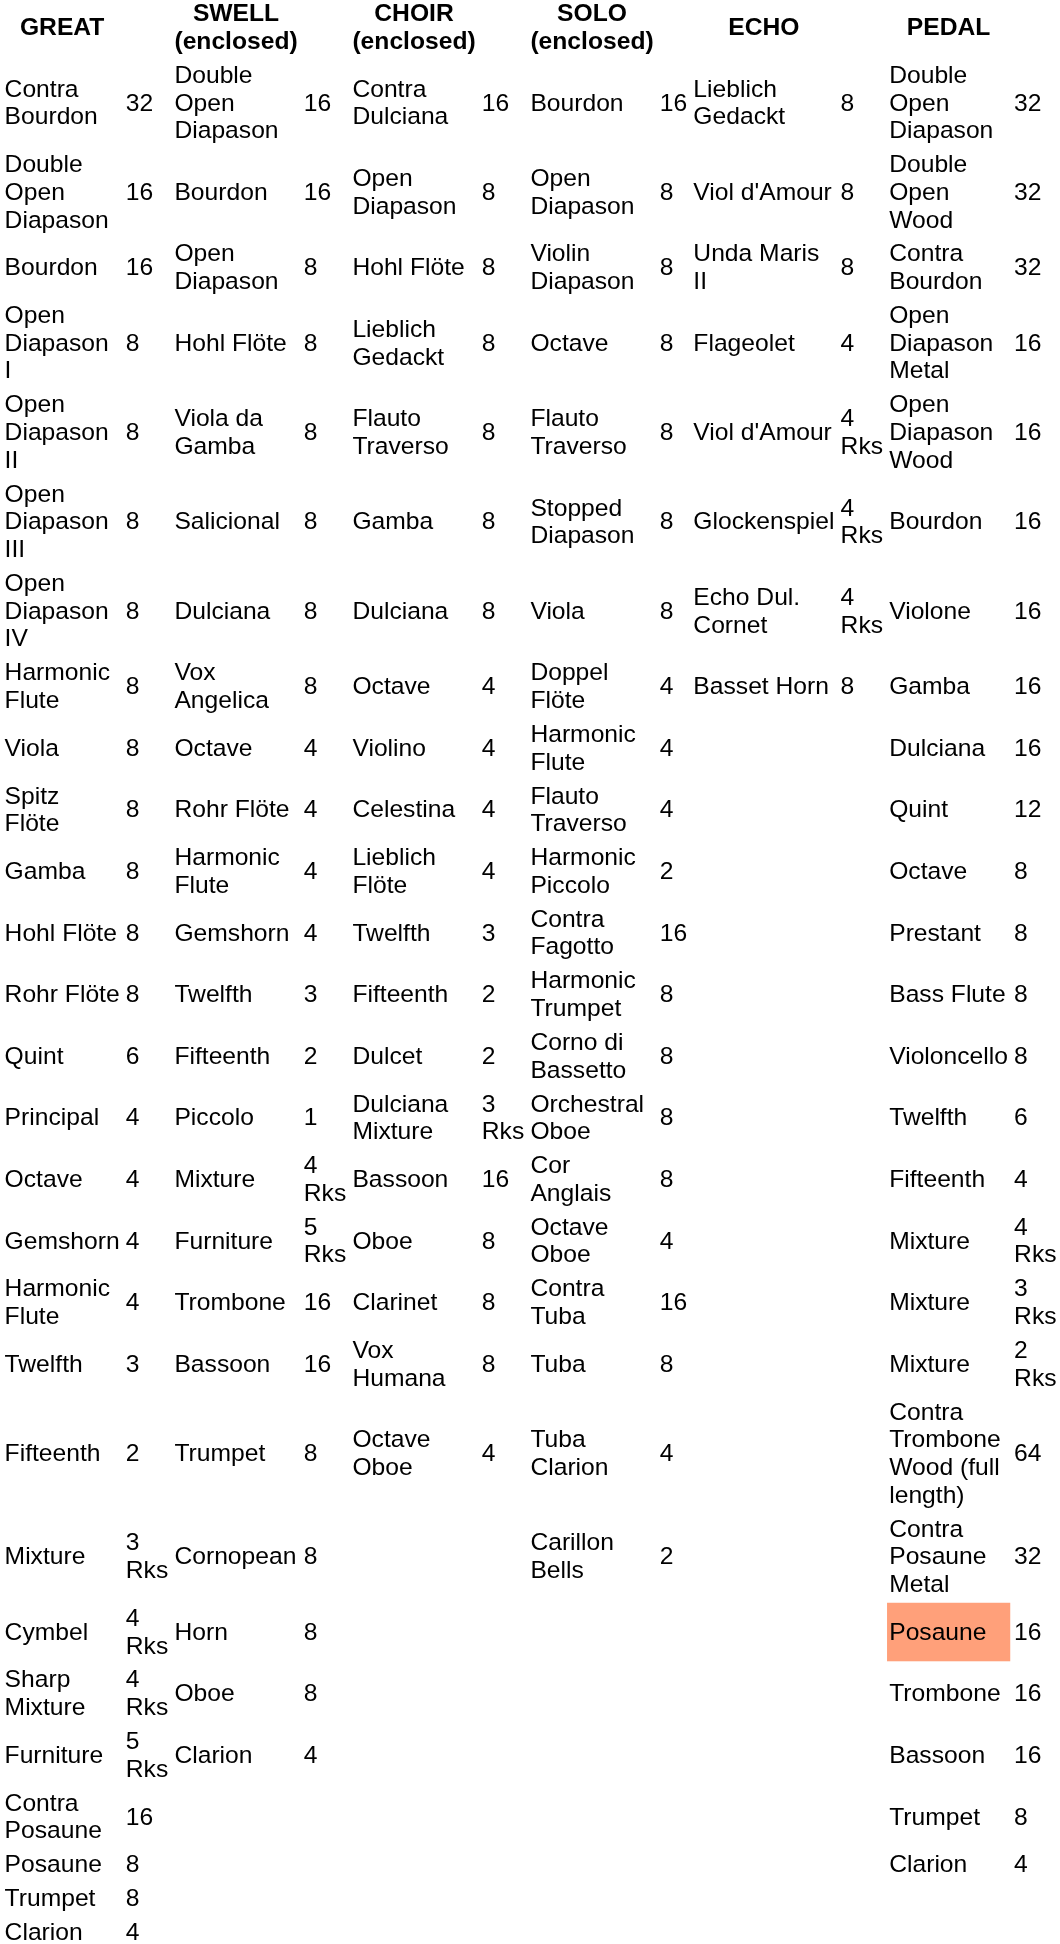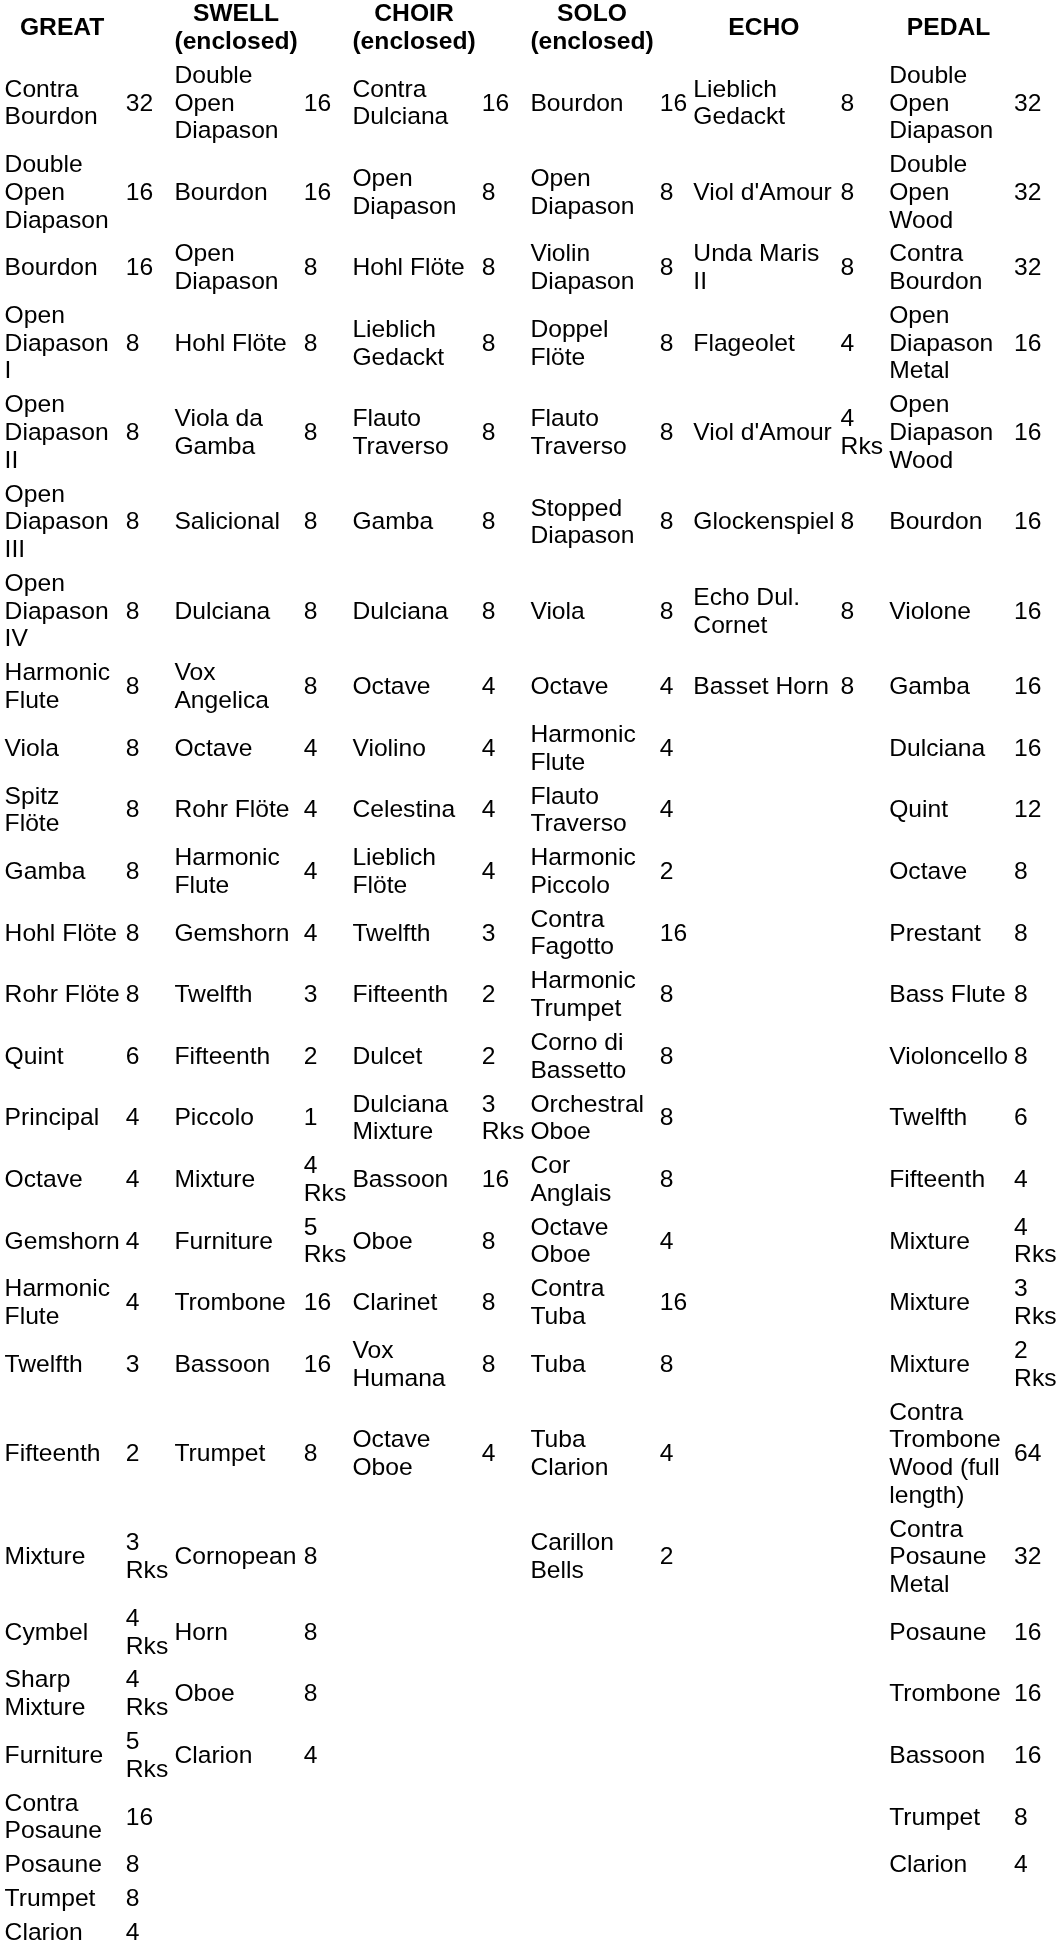(569, 342) Octave -> (569, 342) Doppel Flöte
(862, 521) 4 Rks -> (847, 521) 8
(862, 610) 4 Rks -> (847, 610) 8
(569, 686) Doppel Flöte -> (569, 686) Octave
(938, 1631) lightsalmon background -> (938, 1631) no background
